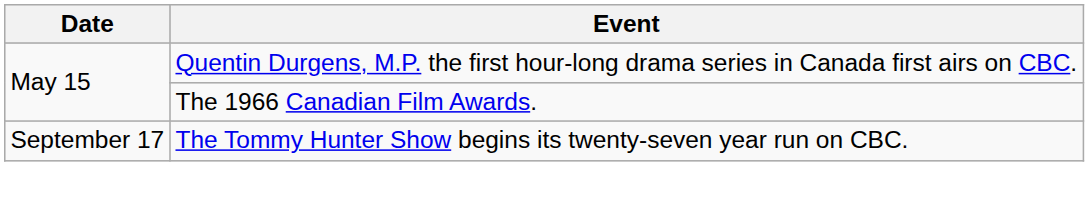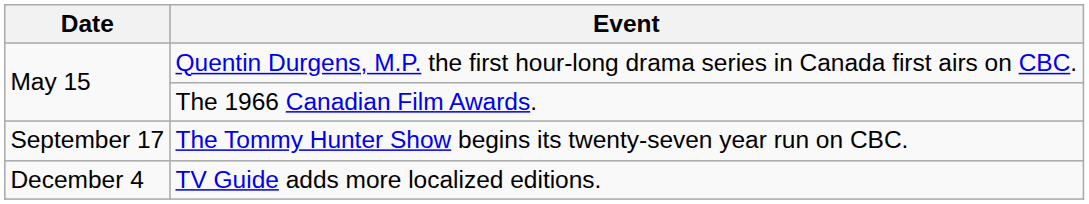+ row: (388, 179)
